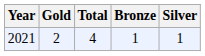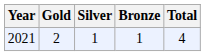columns swapped: (180, 16) <-> (93, 16)
